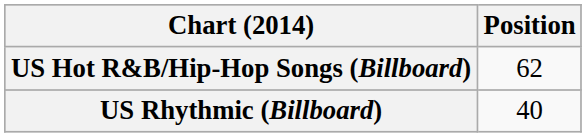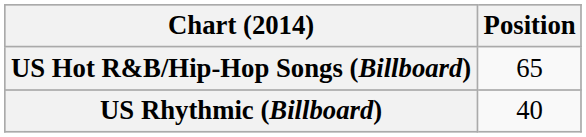(530, 68) 62 -> (530, 68) 65
